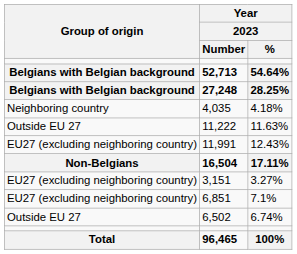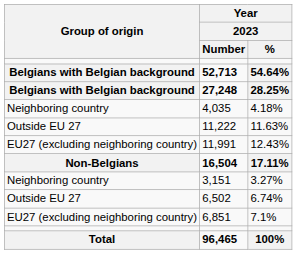(102, 180) EU27 (excluding neighboring country) -> (58, 180) Neighboring country
rows swapped: (217, 198) <-> (217, 216)
